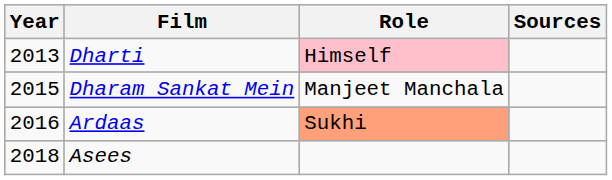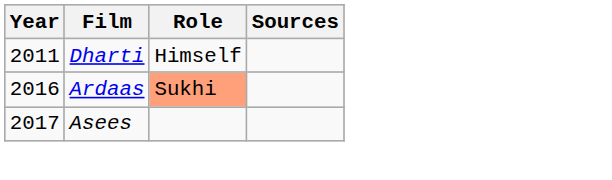(35, 56) 2013 -> (35, 56) 2011
(348, 56) pink background -> (198, 56) no background
- row: (182, 90)
(35, 157) 2018 -> (35, 123) 2017
